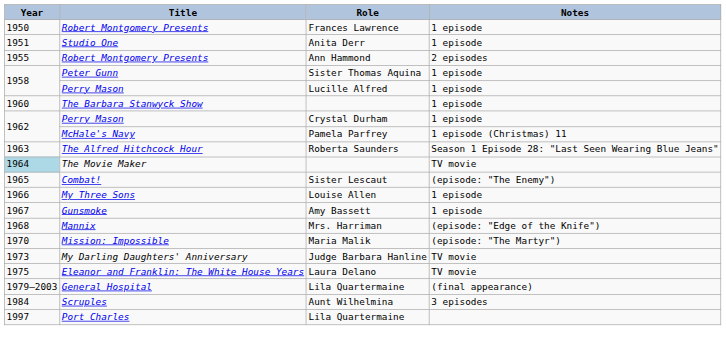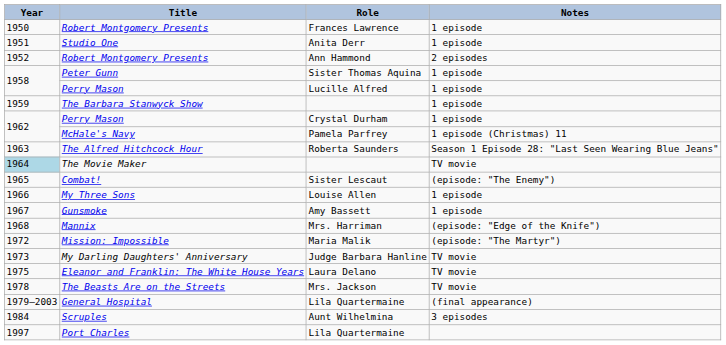(18, 58) 1955 -> (18, 58) 1952
(18, 104) 1960 -> (18, 104) 1959
(18, 241) 1970 -> (18, 241) 1972
+ row: (143, 287)
